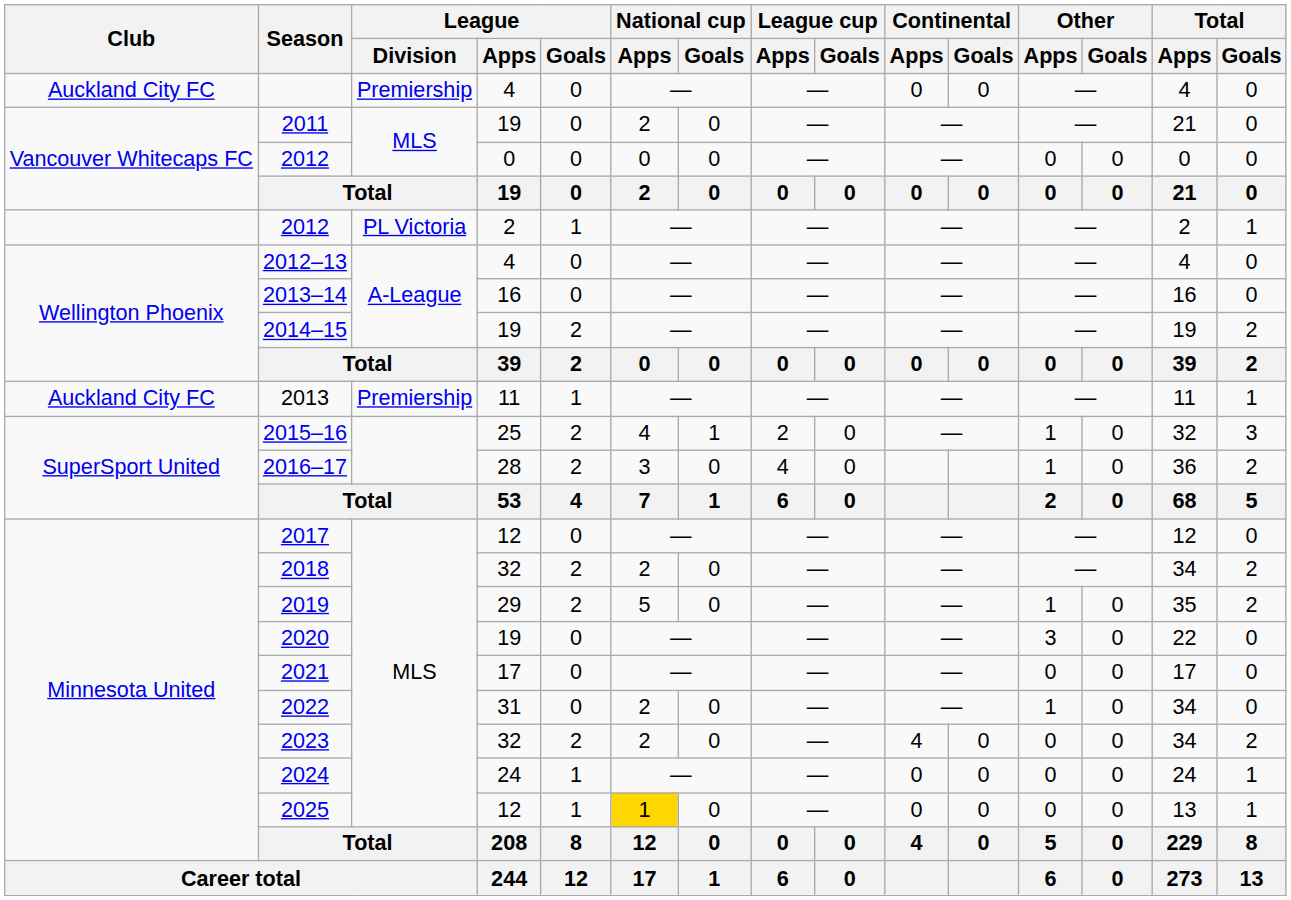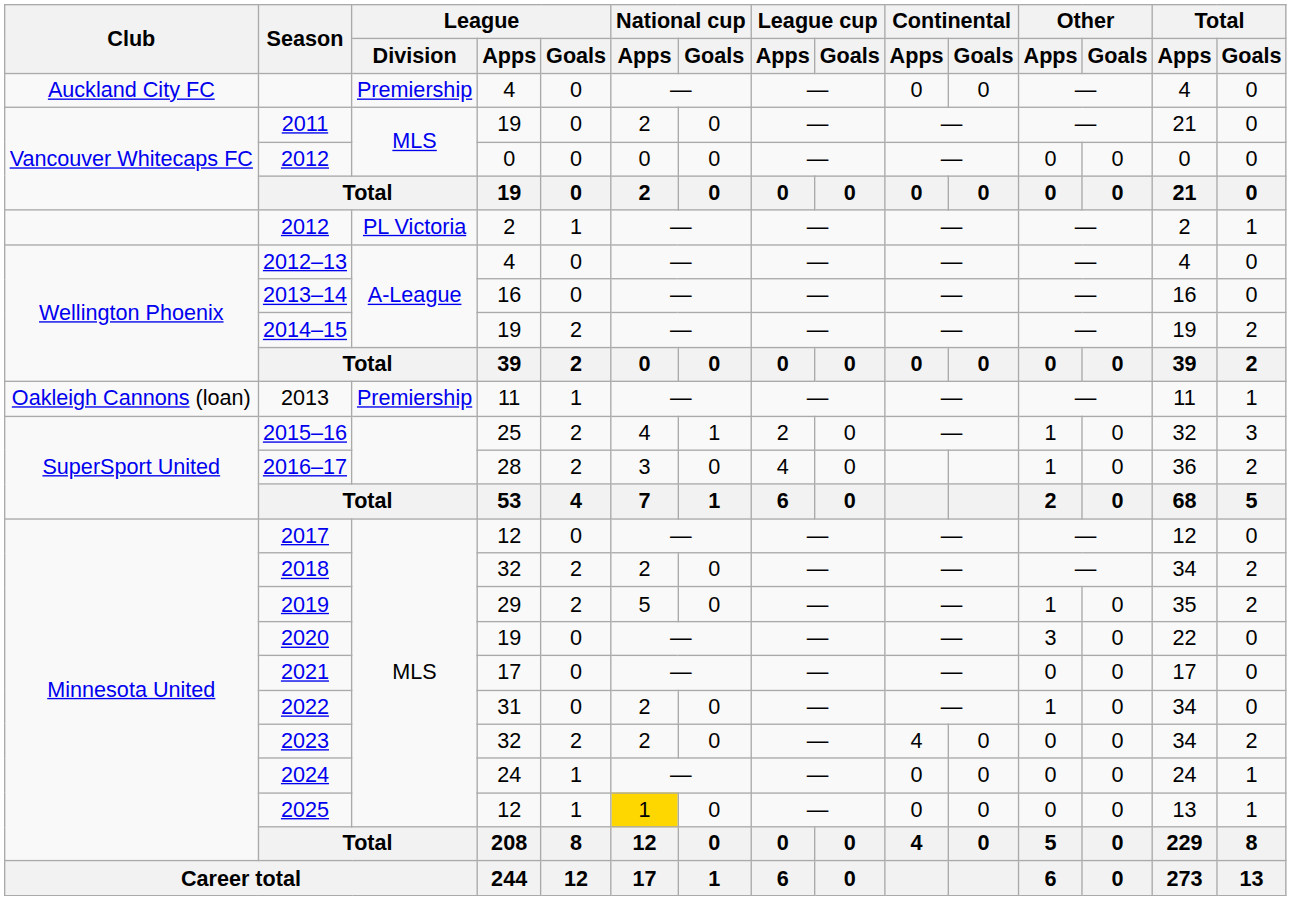(131, 398) Auckland City FC -> (131, 398) Oakleigh Cannons (loan)
